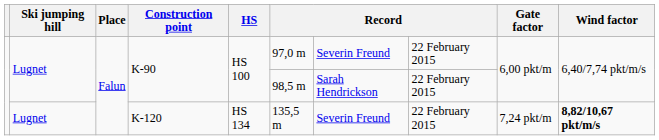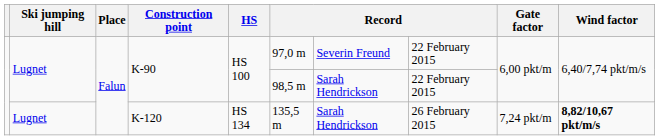(353, 118) Severin Freund -> (347, 118) Sarah Hendrickson
(441, 118) 22 February 2015 -> (441, 118) 26 February 2015
